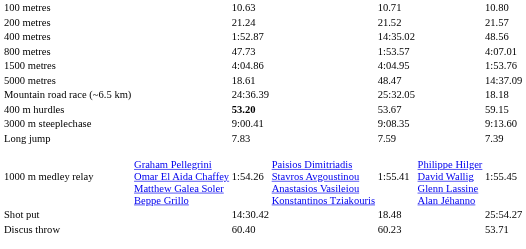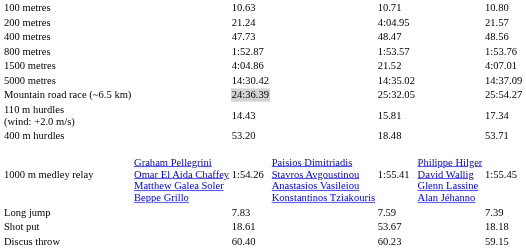(390, 22) 21.52 -> (394, 22) 4:04.95
(248, 37) 1:52.87 -> (244, 37) 47.73
(396, 37) 14:35.02 -> (390, 37) 48.47
(244, 51) 47.73 -> (248, 51) 1:52.87
(501, 51) 4:07.01 -> (501, 51) 1:53.76
(394, 66) 4:04.95 -> (390, 66) 21.52
(501, 66) 1:53.76 -> (501, 66) 4:07.01
(244, 80) 18.61 -> (250, 80) 14:30.42
(390, 80) 48.47 -> (396, 80) 14:35.02
(250, 95) no background -> (250, 95) lightgrey background
(497, 95) 18.18 -> (504, 95) 25:54.27
+ row: (39, 115)
(244, 109) bold -> (244, 136) normal
(390, 109) 53.67 -> (390, 136) 18.48
(497, 109) 59.15 -> (497, 136) 53.71
- row: (48, 124)
rows swapped: (49, 177) <-> (27, 138)
(250, 215) 14:30.42 -> (244, 227) 18.61
(390, 215) 18.48 -> (390, 227) 53.67
(504, 215) 25:54.27 -> (497, 227) 18.18
(497, 229) 53.71 -> (497, 241) 59.15
